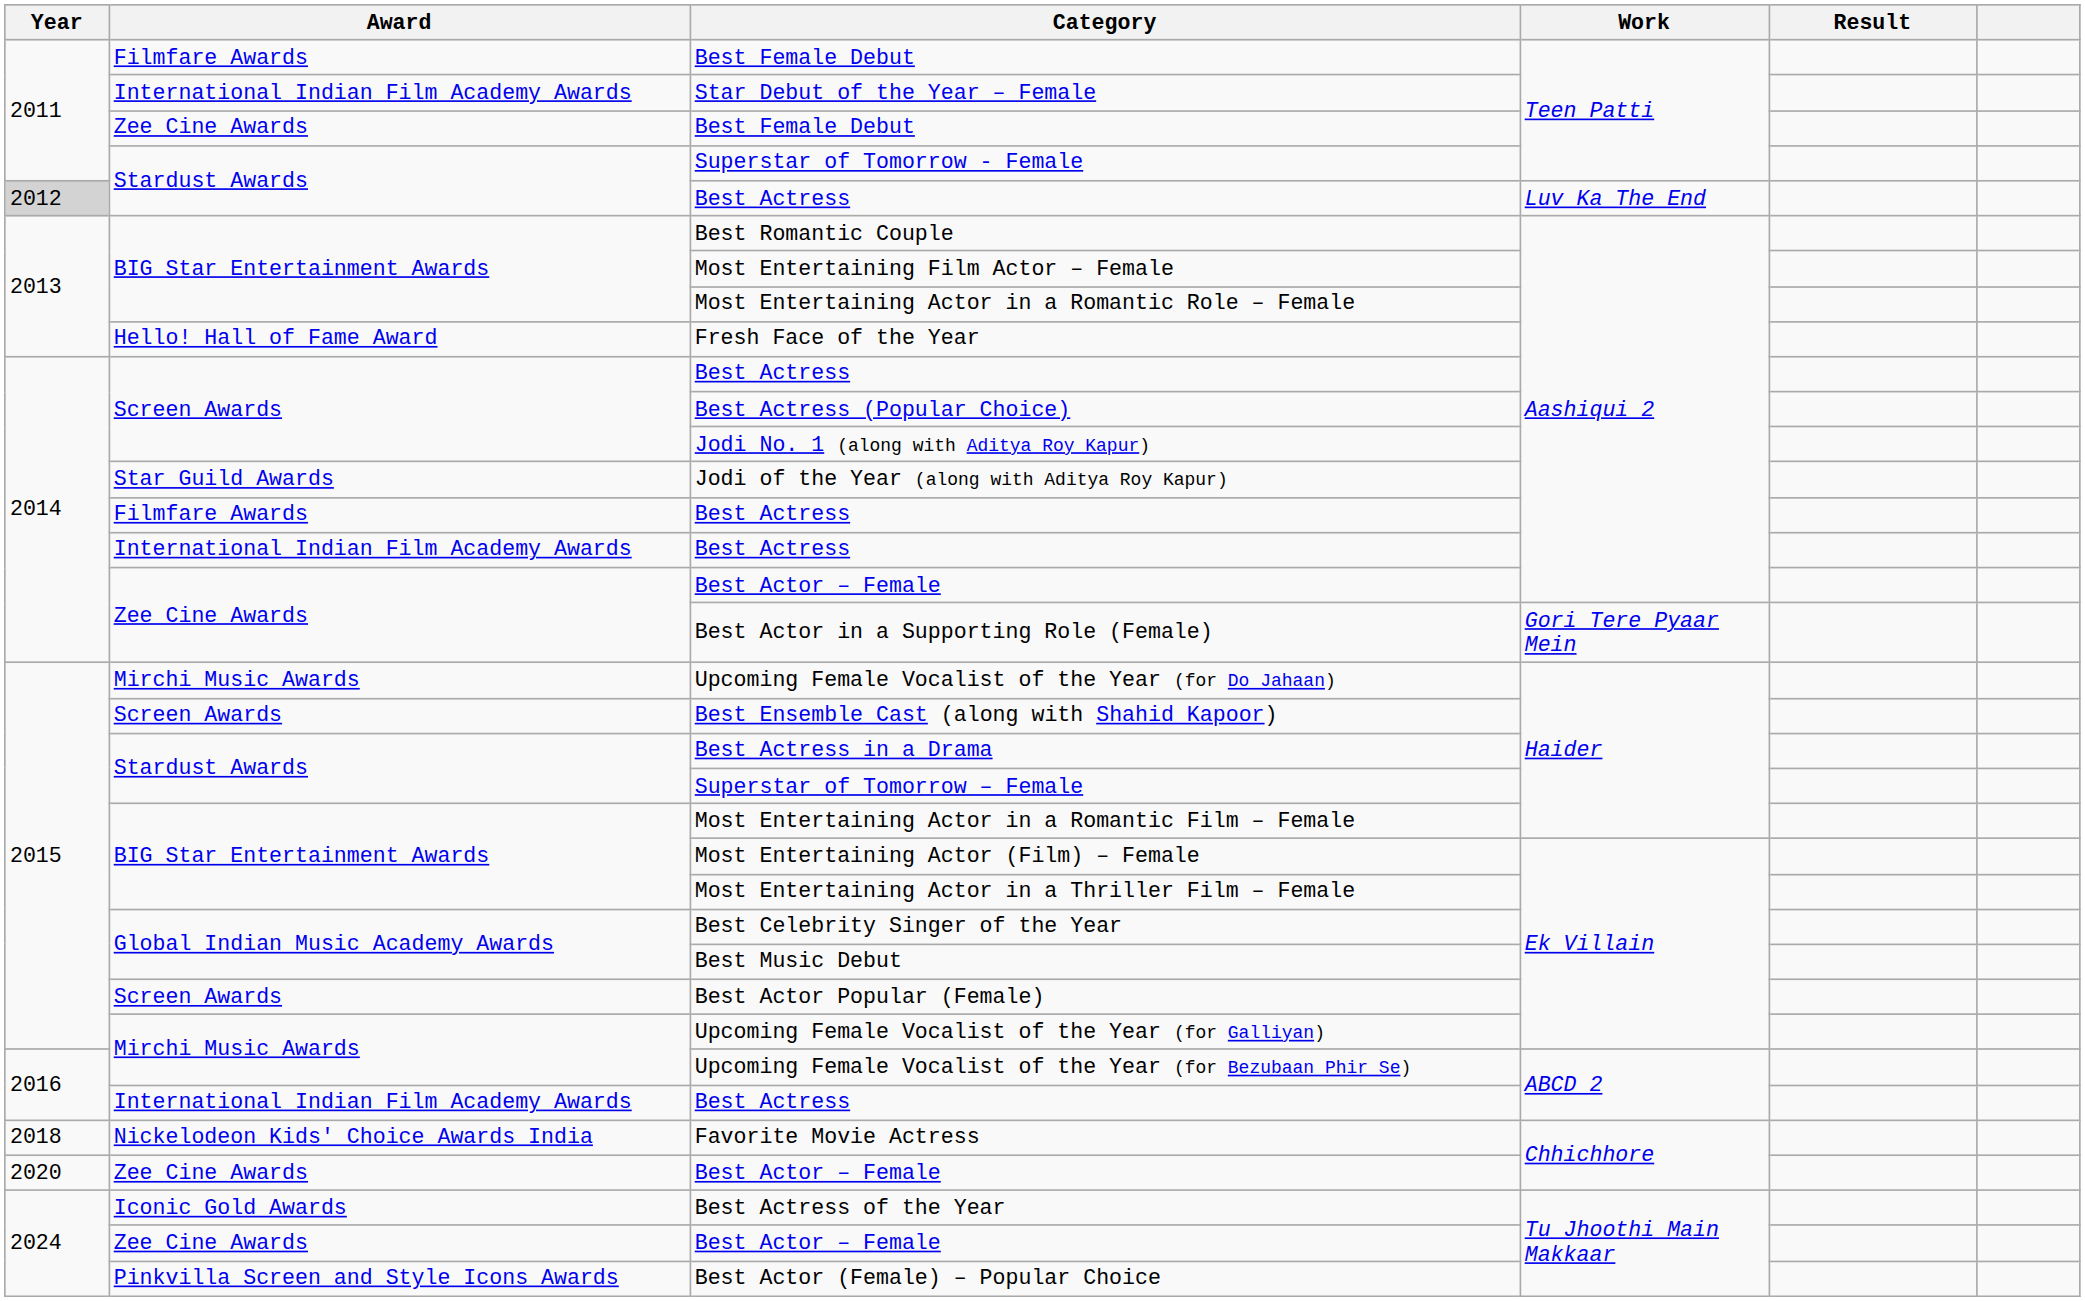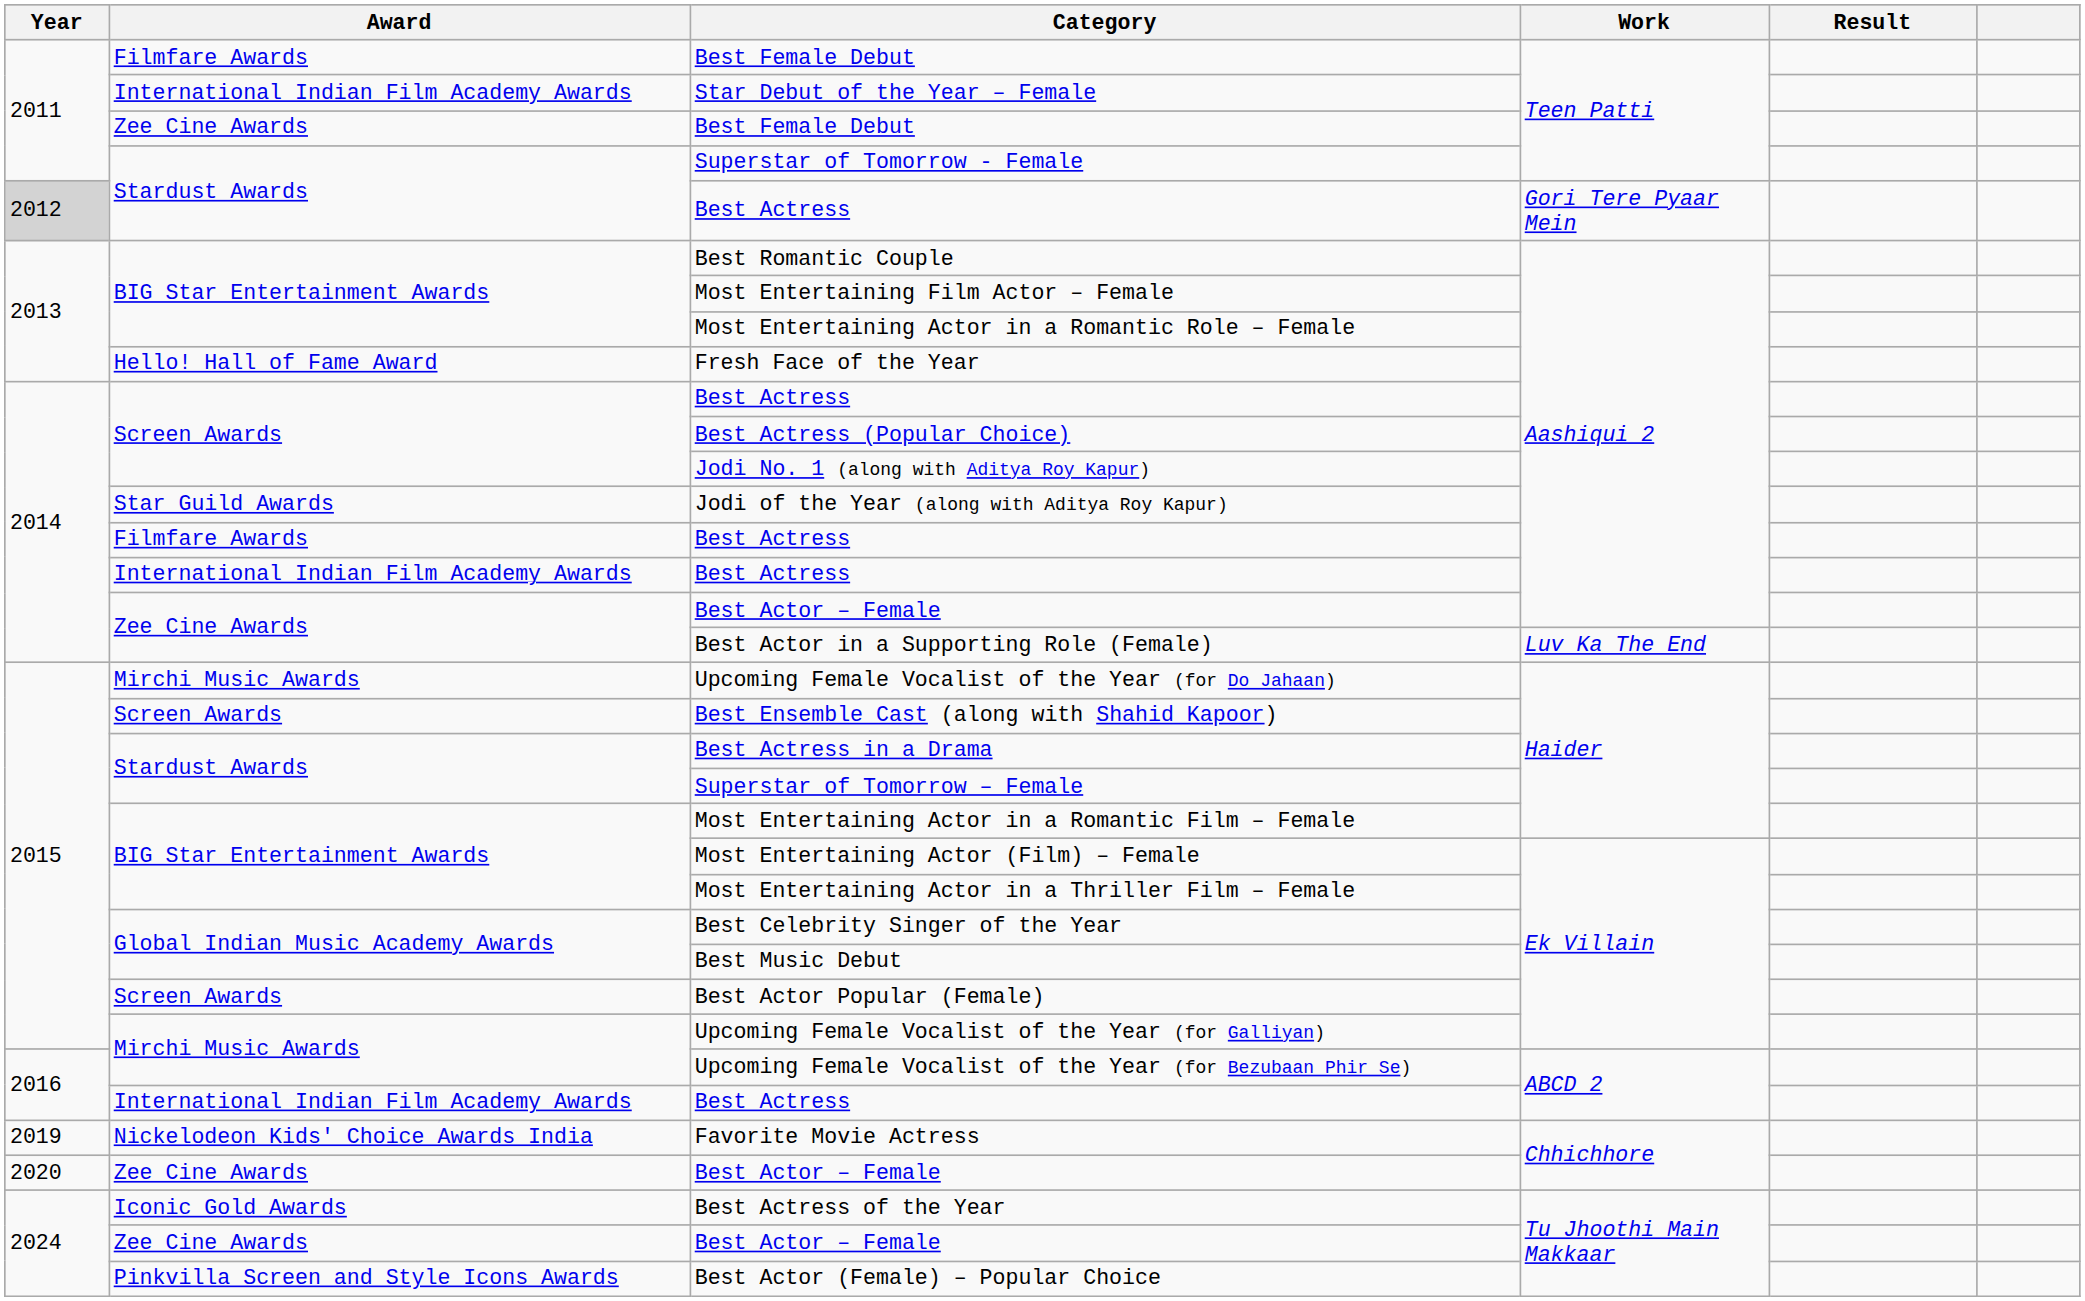(1615, 198) Luv Ka The End -> (1622, 211) Gori Tere Pyaar Mein
(1622, 633) Gori Tere Pyaar Mein -> (1615, 645) Luv Ka The End
(36, 1138) 2018 -> (36, 1138) 2019
